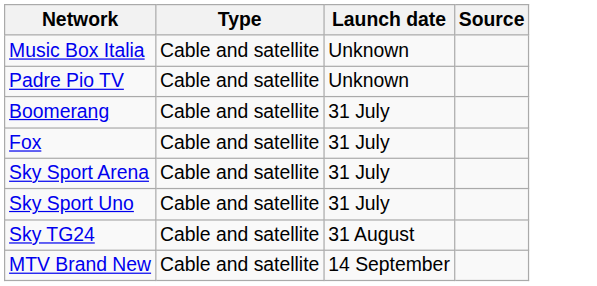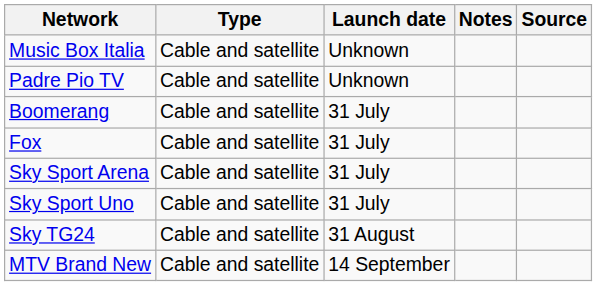+ column: (486, 19)
